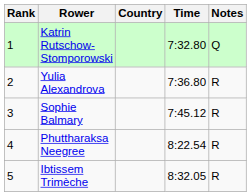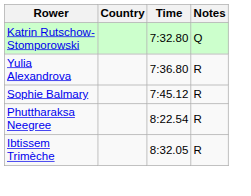- column: (21, 13)
